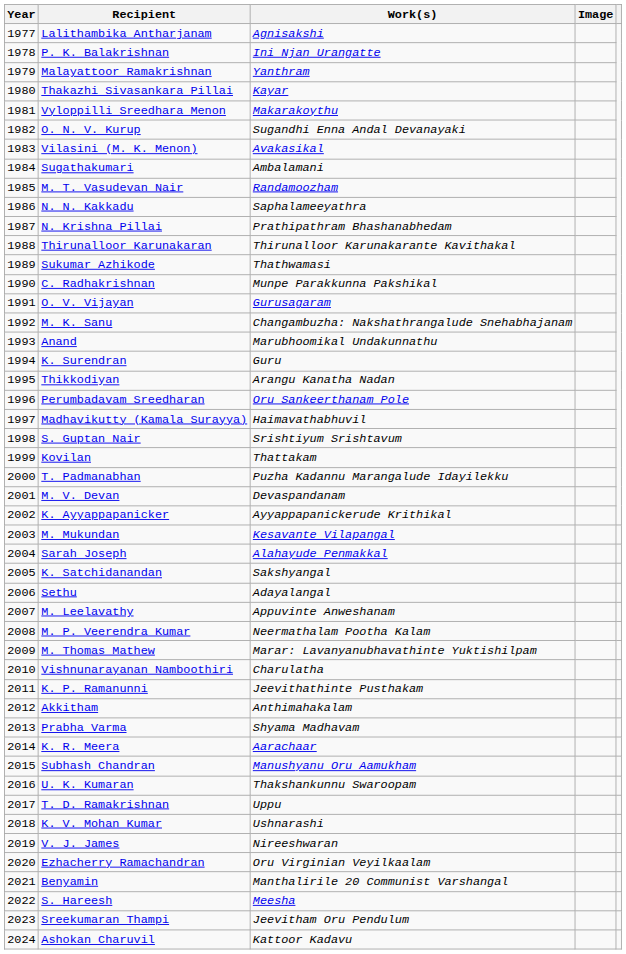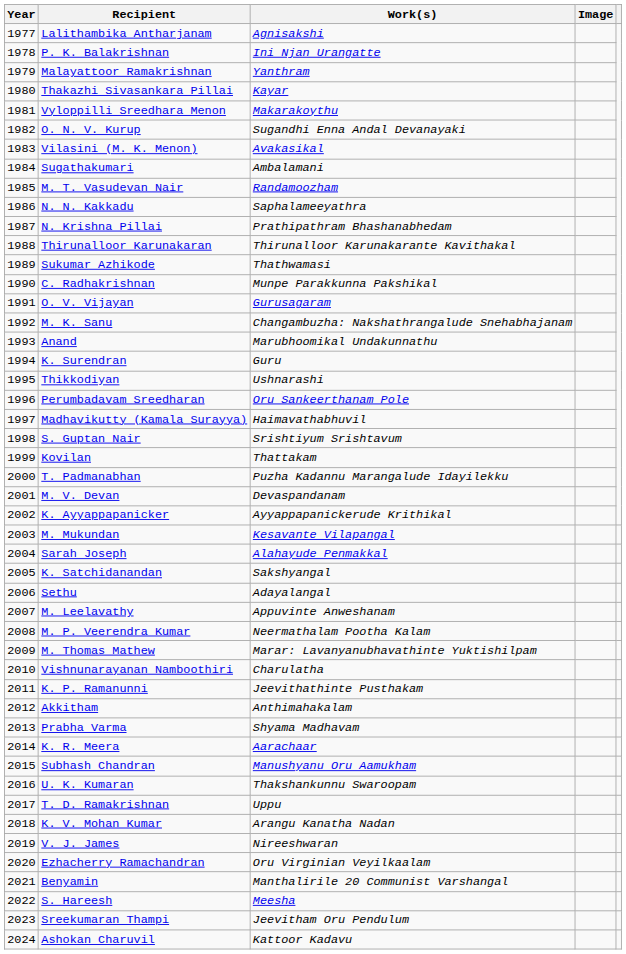(324, 380) Arangu Kanatha Nadan -> (288, 380) Ushnarashi
(288, 824) Ushnarashi -> (324, 824) Arangu Kanatha Nadan
